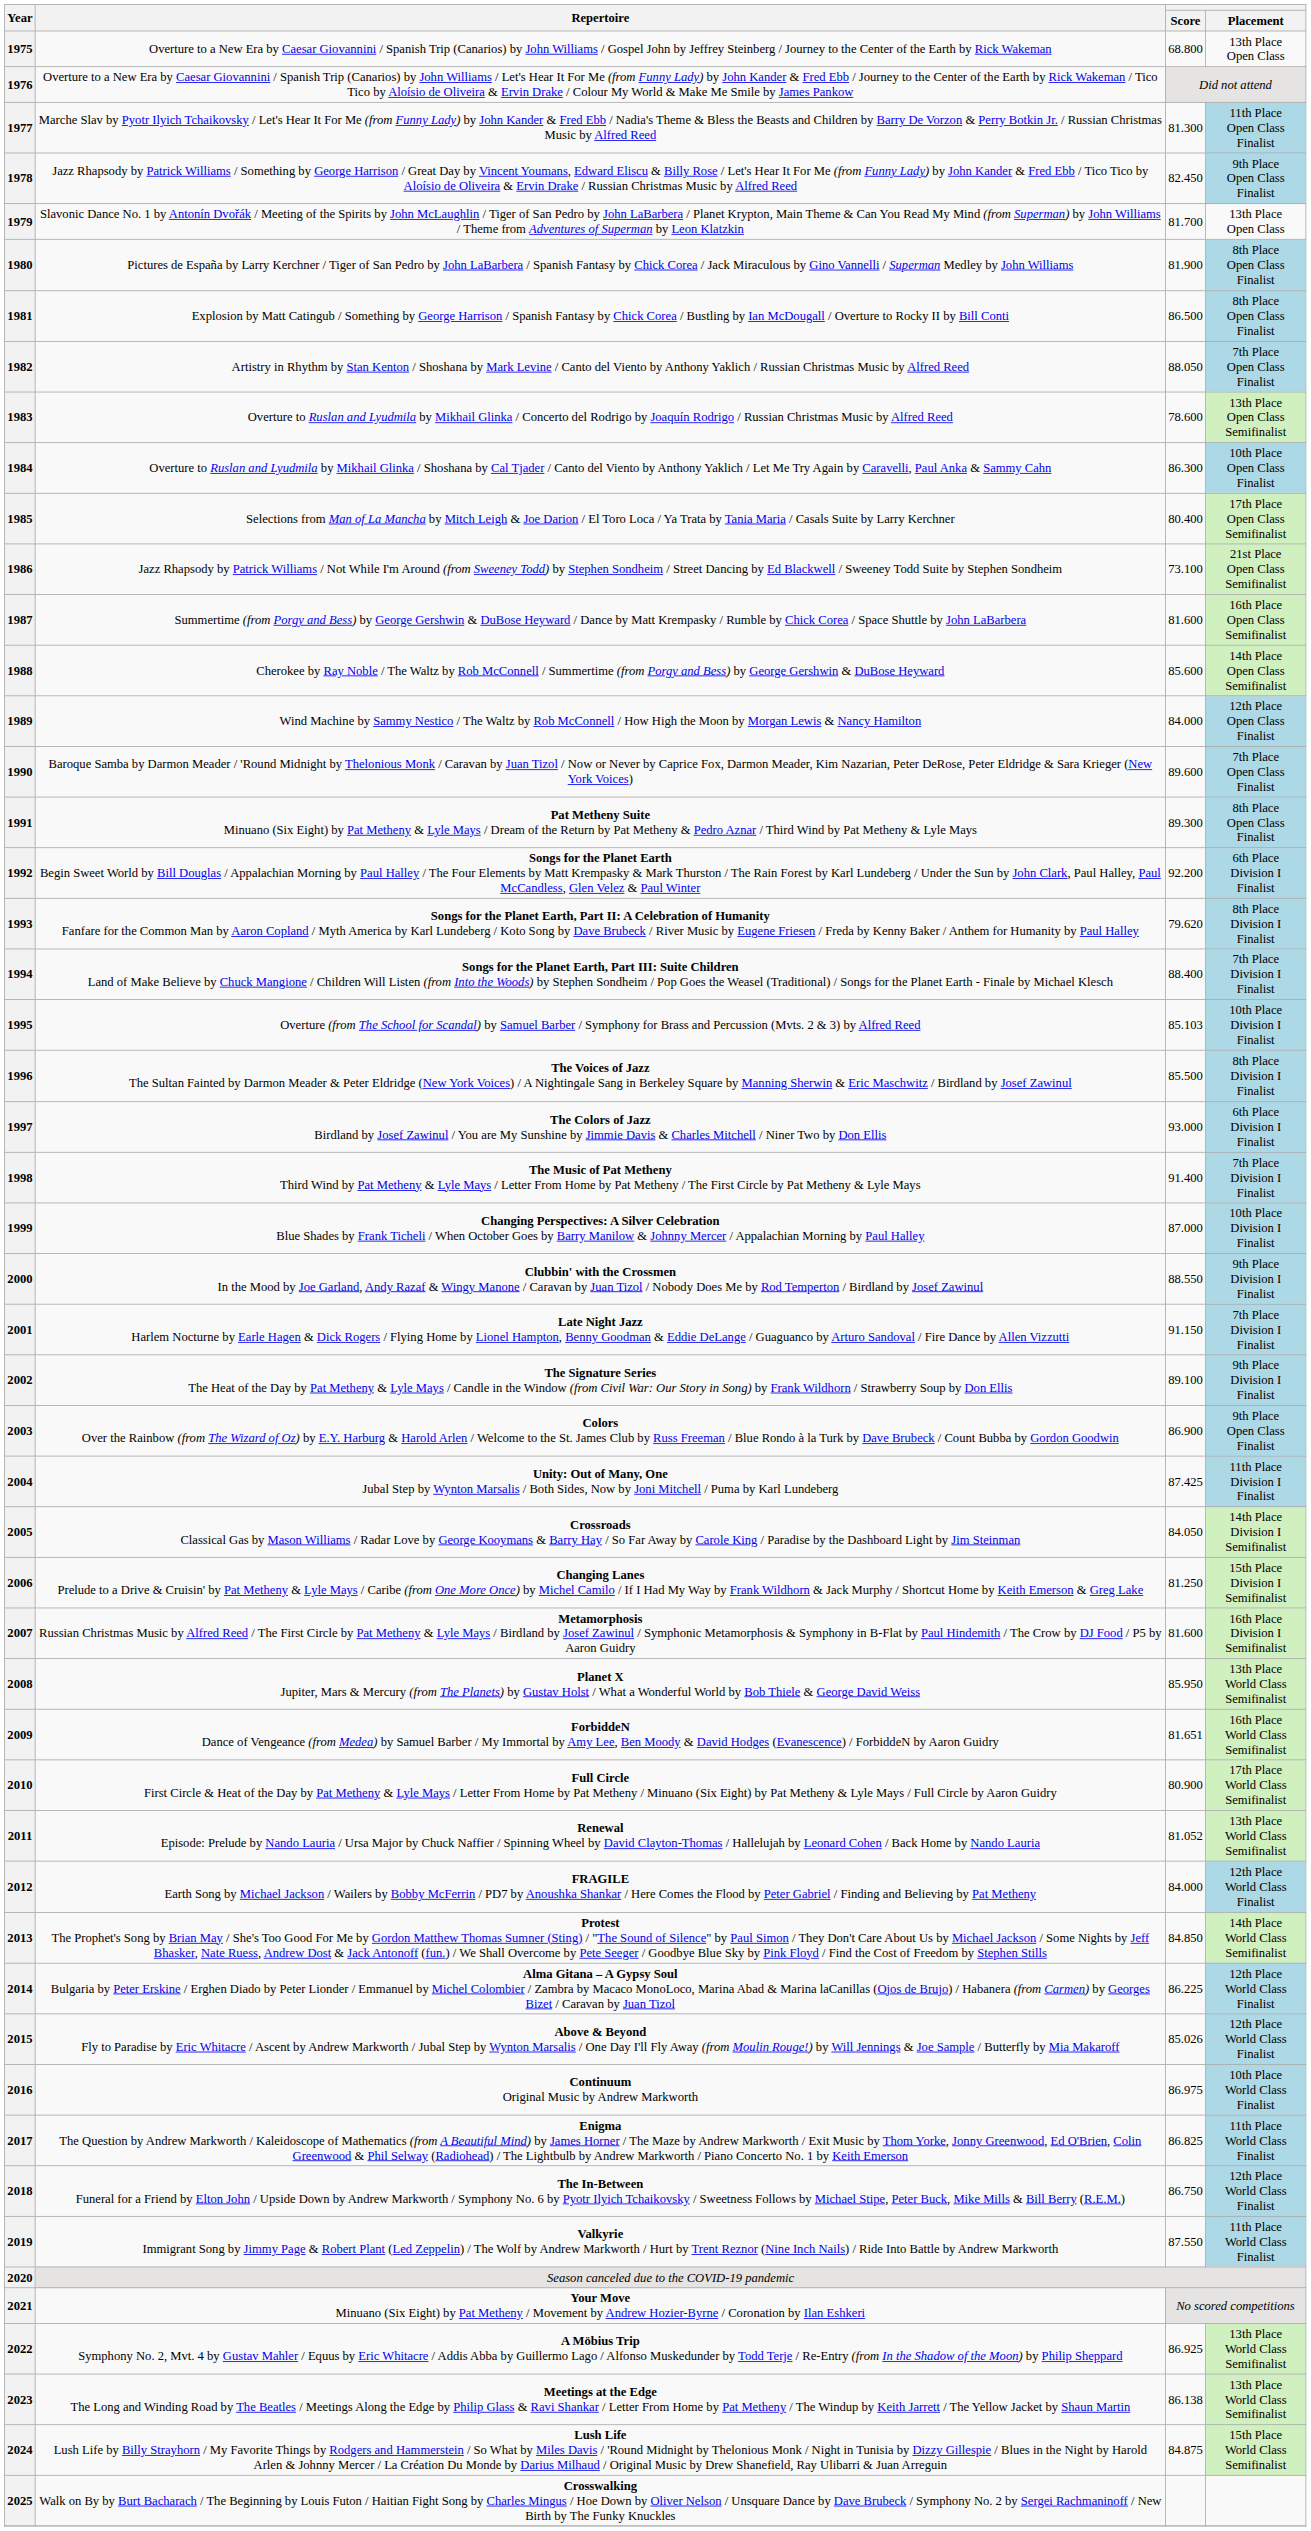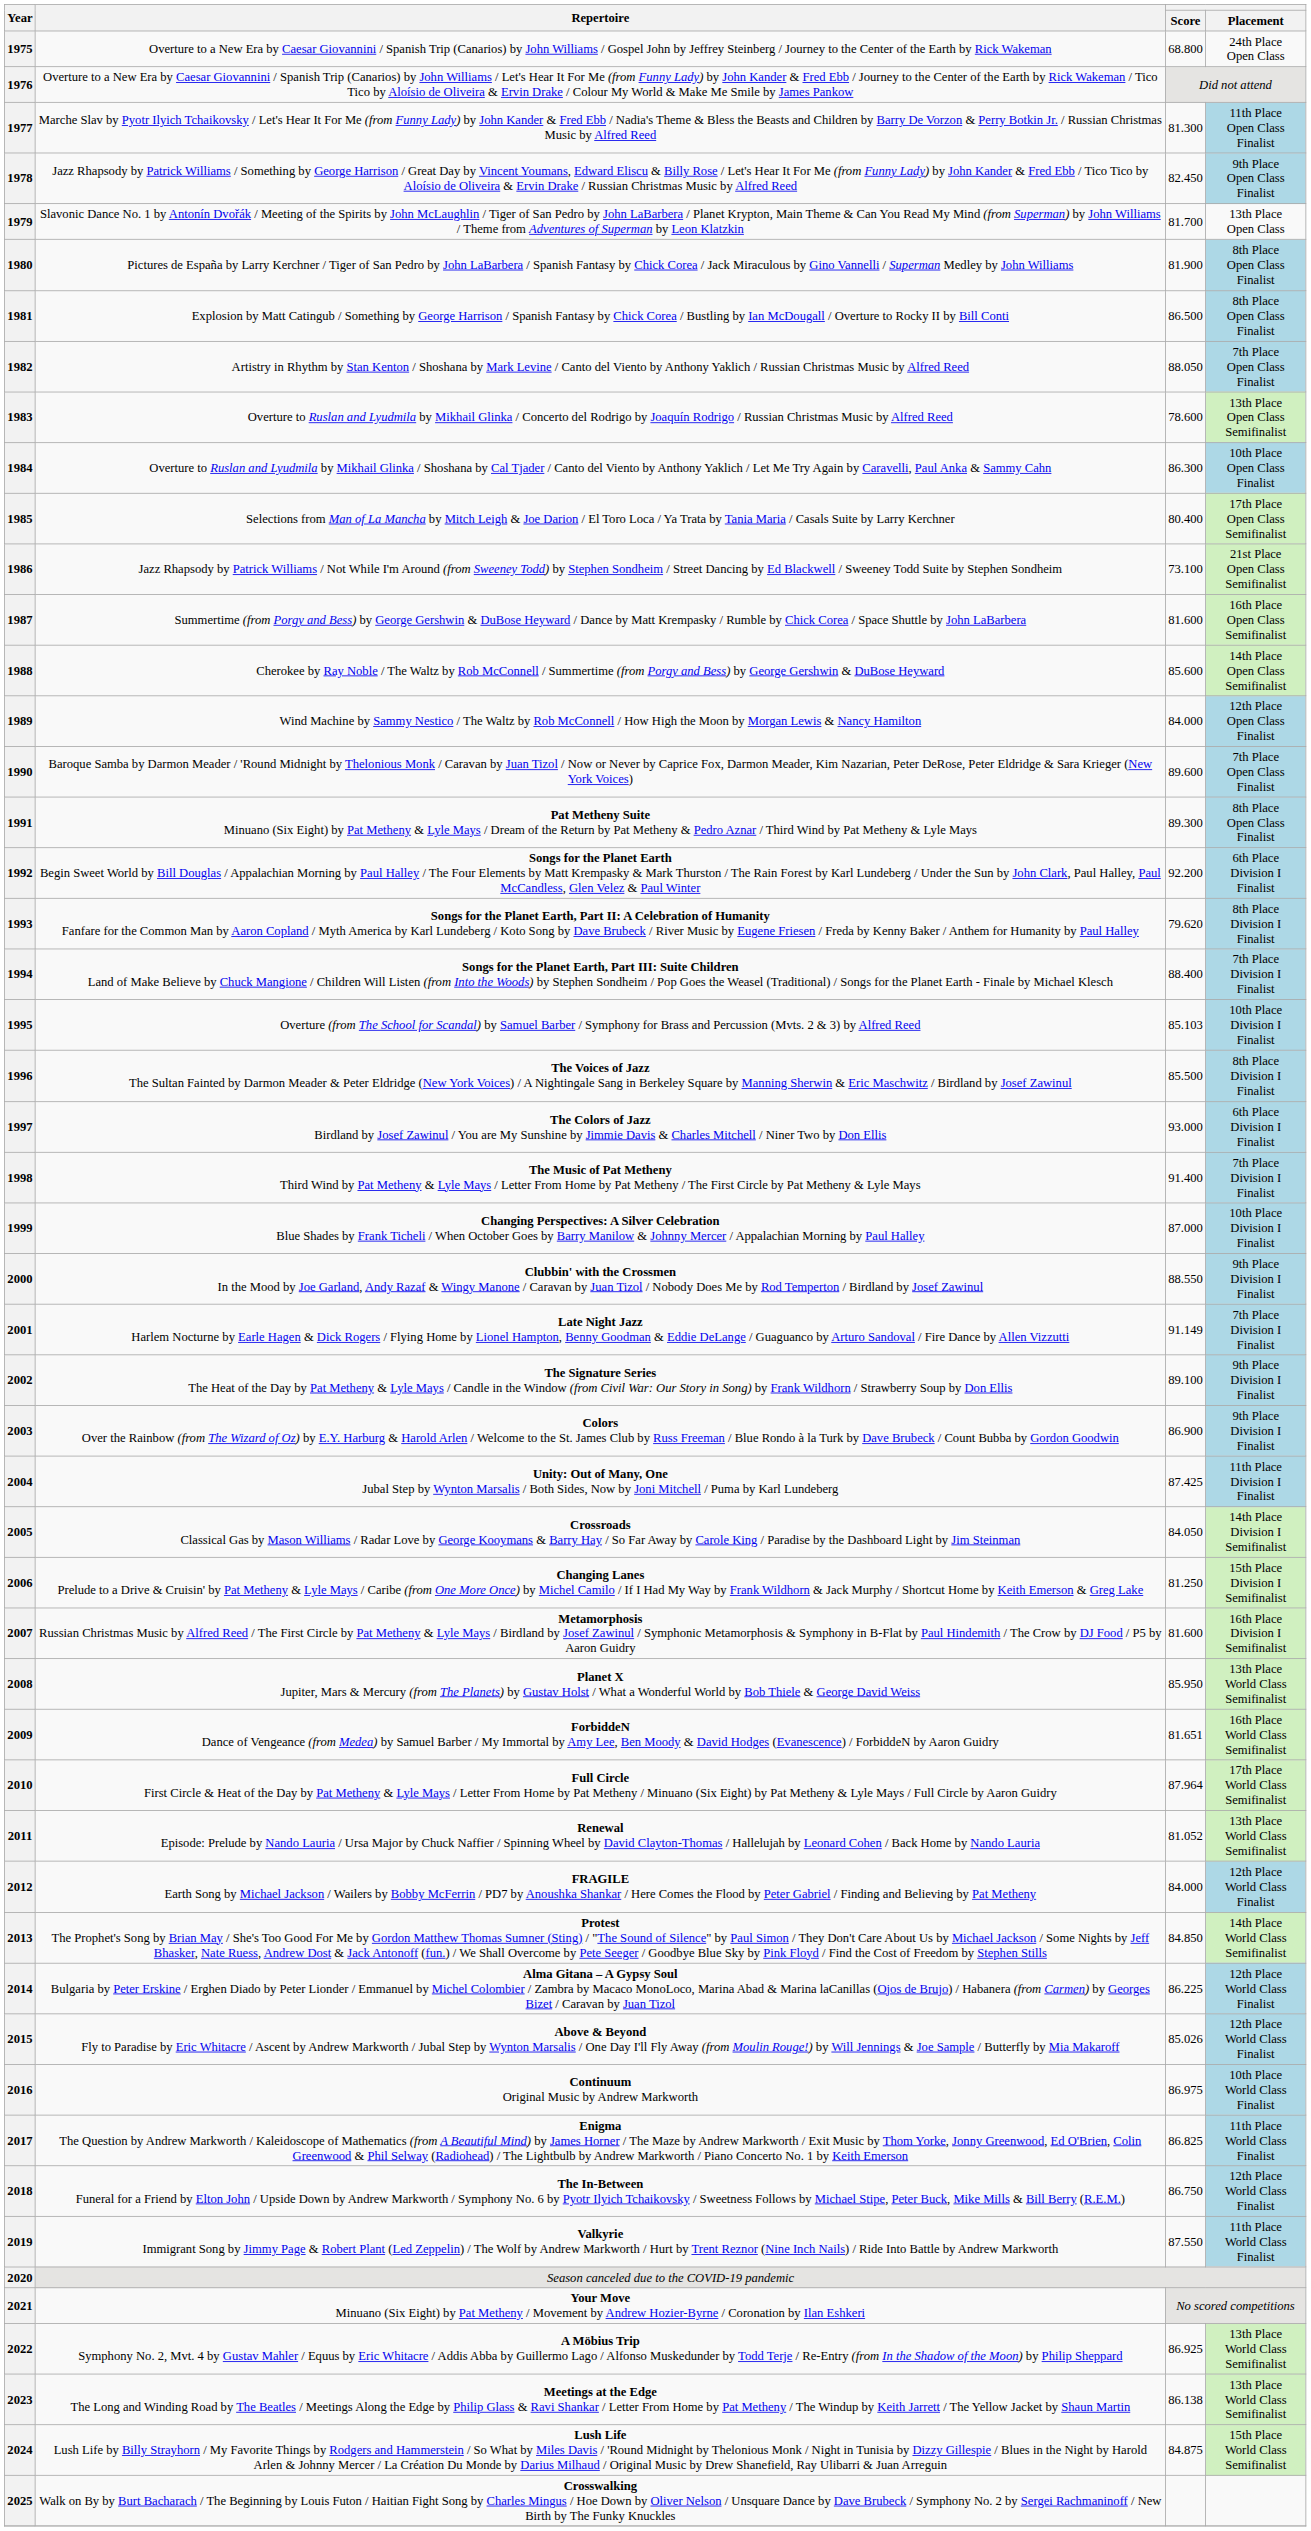(1256, 49) 13th Place Open Class -> (1256, 49) 24th Place Open Class
(1185, 1329) 91.150 -> (1185, 1329) 91.149
(1256, 1430) 9th Place Open Class Finalist -> (1256, 1430) 9th Place Division I Finalist
(1185, 1785) 80.900 -> (1185, 1785) 87.964
